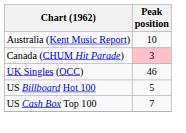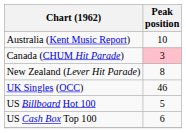+ row: (74, 71)
(152, 103) 7 -> (162, 119) 6
